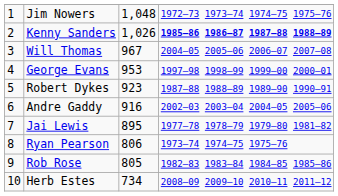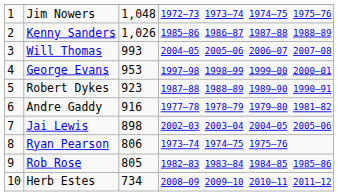(246, 32) bold -> (246, 32) normal
(132, 51) 967 -> (132, 51) 993
(246, 107) 2002–03 2003–04 2004–05 2005–06 -> (246, 107) 1977–78 1978–79 1979–80 1981–82
(132, 126) 895 -> (132, 126) 898
(246, 126) 1977–78 1978–79 1979–80 1981–82 -> (246, 126) 2002–03 2003–04 2004–05 2005–06
